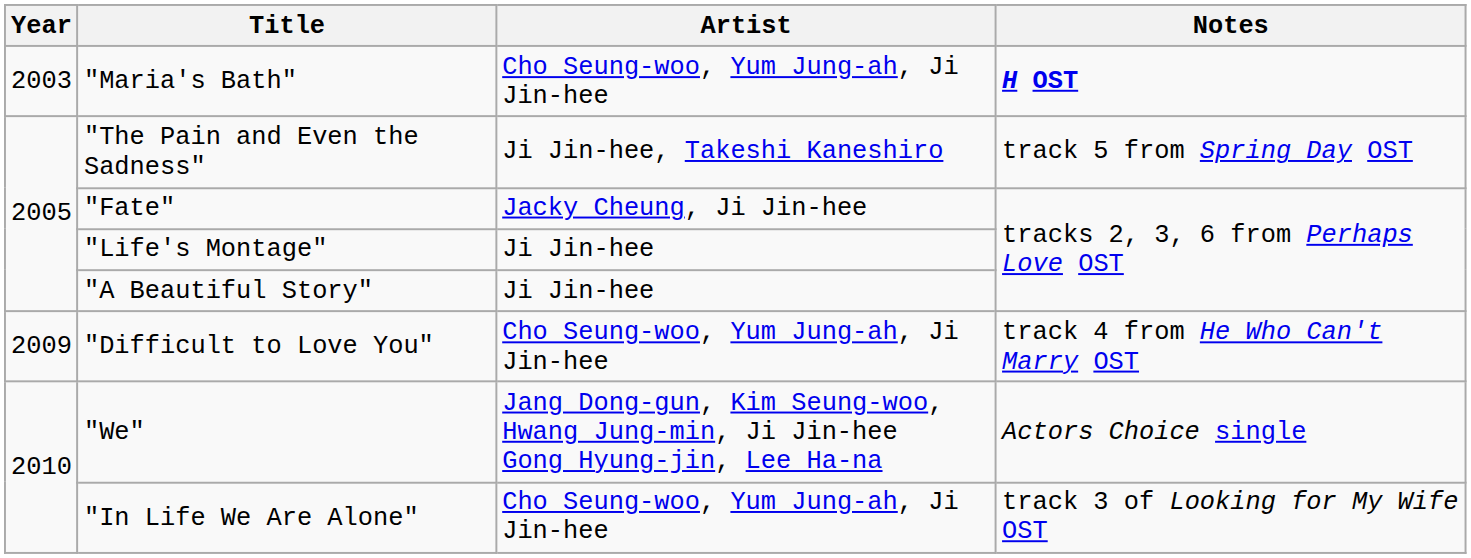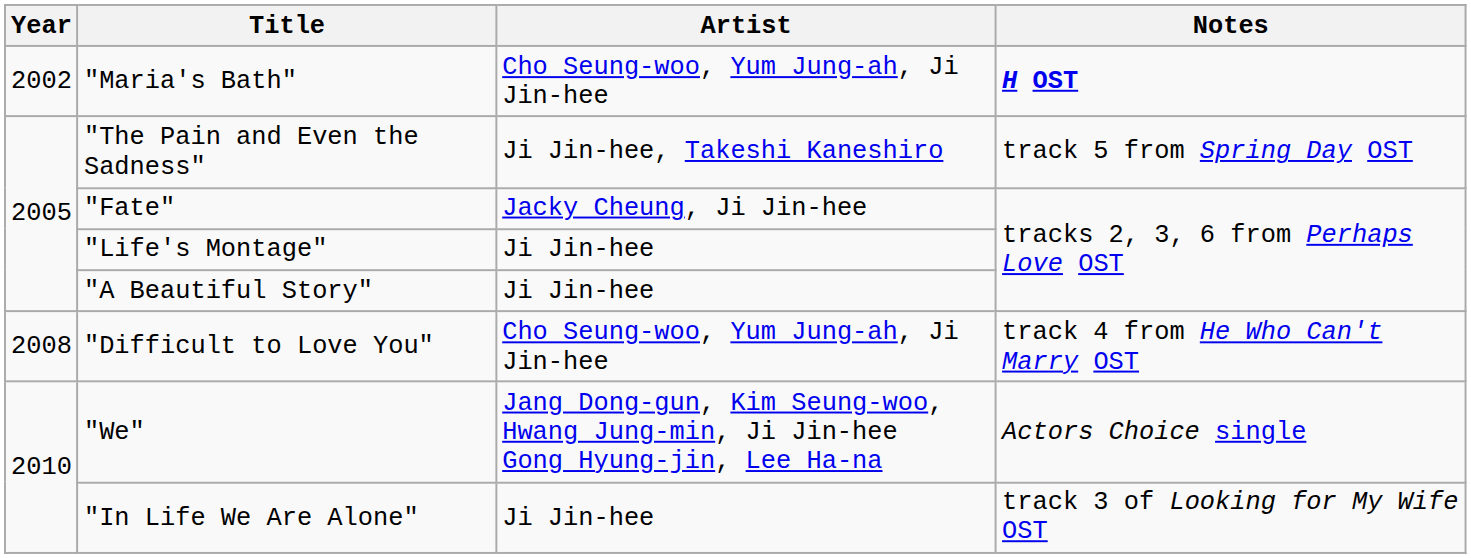(41, 82) 2003 -> (41, 82) 2002
(41, 347) 2009 -> (41, 347) 2008
(730, 517) Cho Seung-woo, Yum Jung-ah, Ji Jin-hee -> (578, 517) Ji Jin-hee
